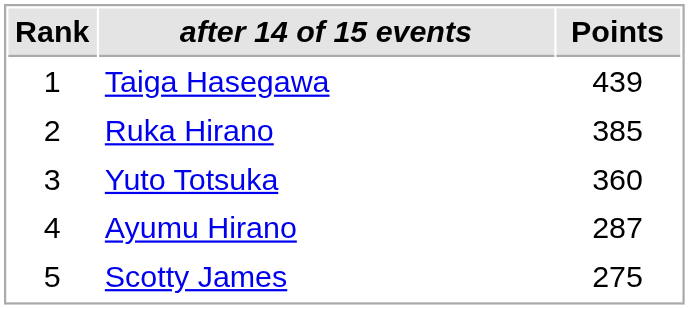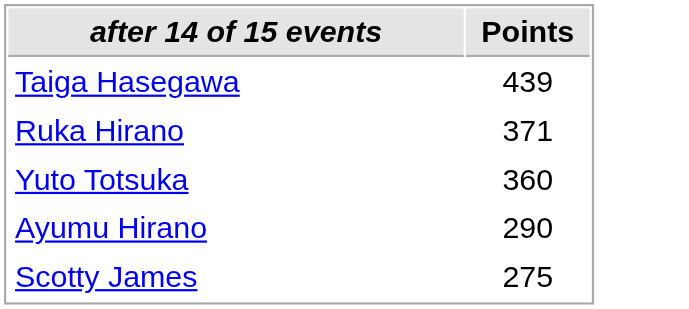- column: (52, 32)
(618, 131) 385 -> (528, 131) 371
(618, 228) 287 -> (528, 228) 290
